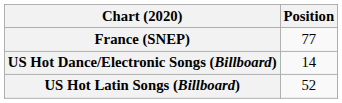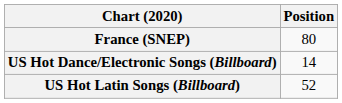(309, 39) 77 -> (309, 39) 80
